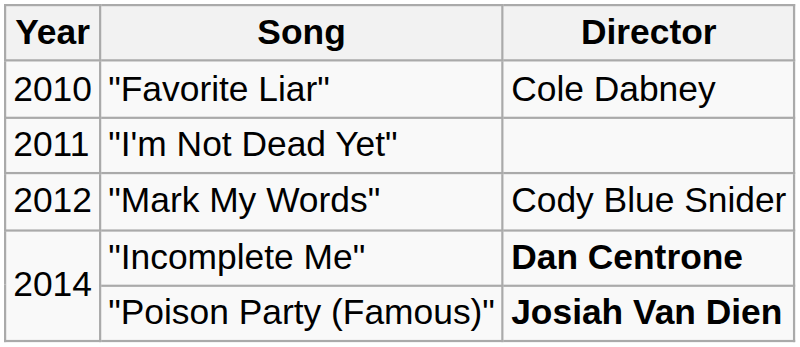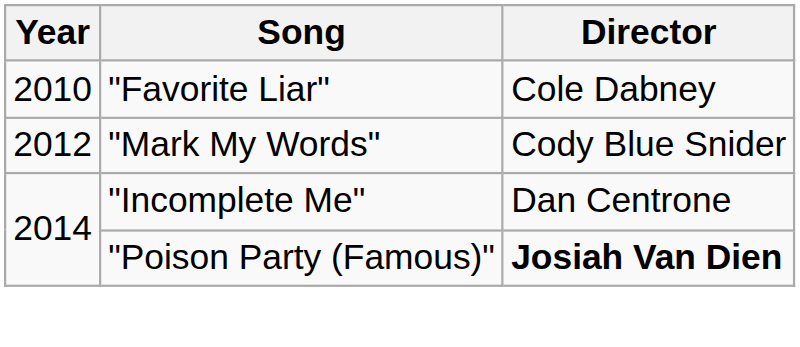- row: (253, 144)
(627, 256) bold -> (621, 200) normal
